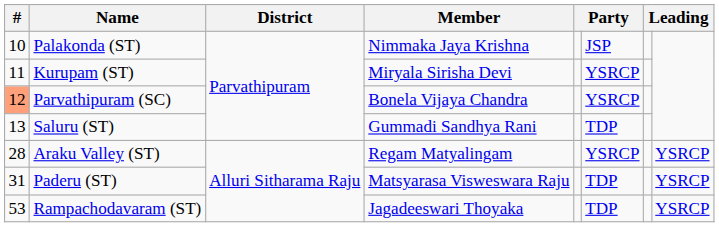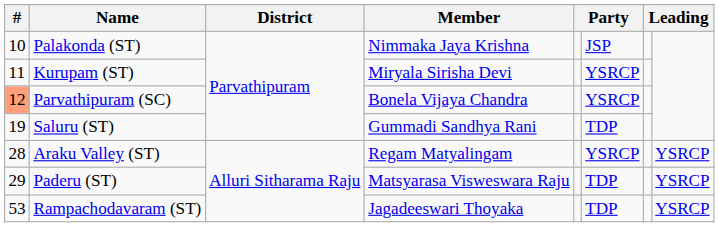(17, 126) 13 -> (17, 126) 19
(17, 180) 31 -> (17, 180) 29
